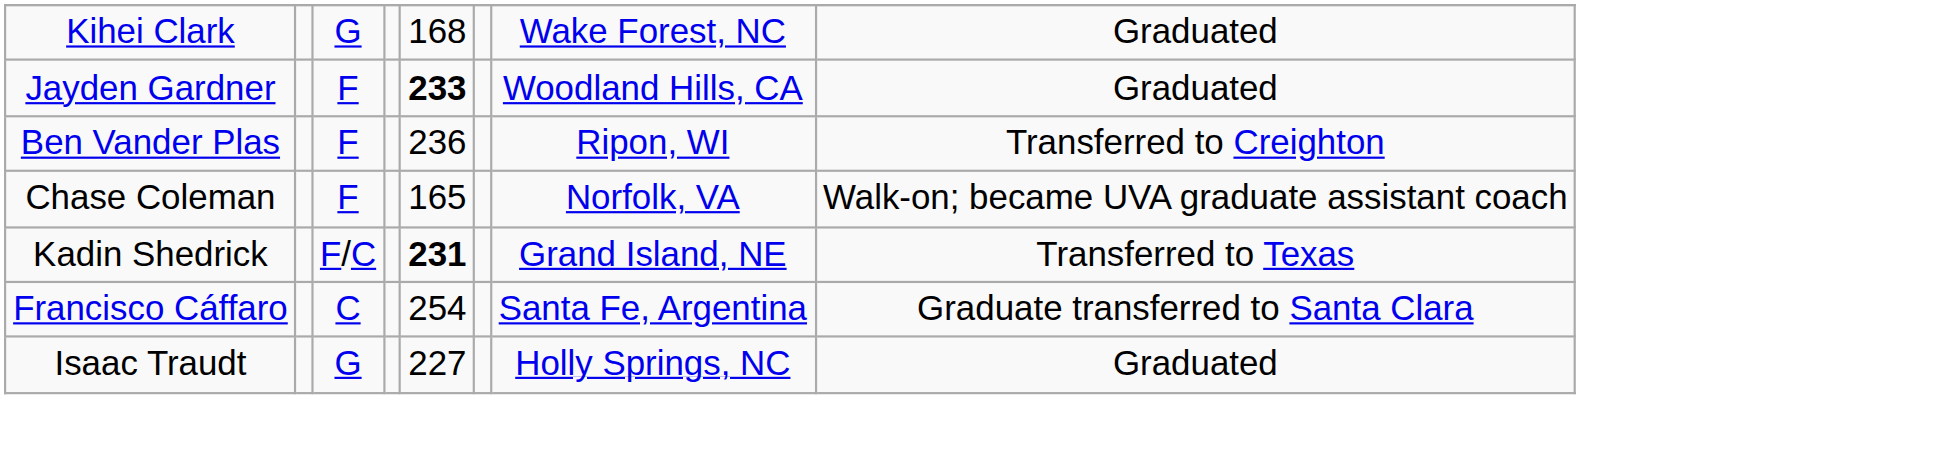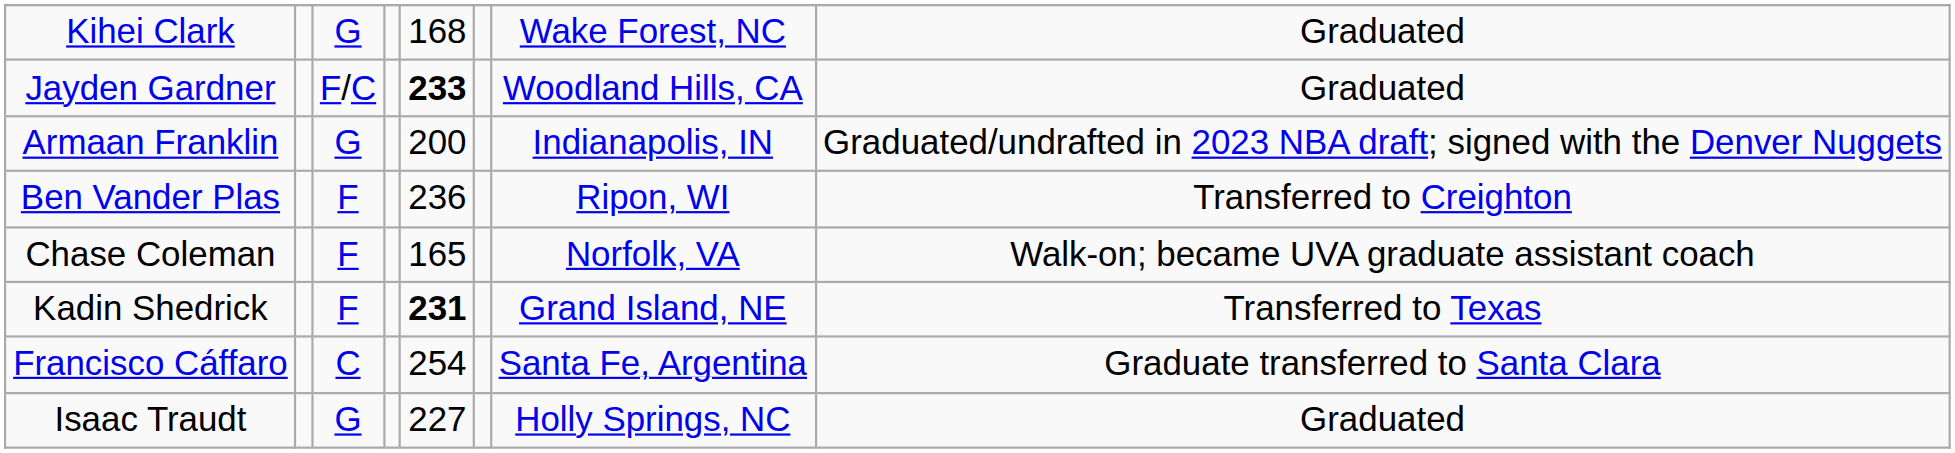(348, 87) F -> (348, 87) F/C
+ row: (150, 142)
(348, 253) F/C -> (348, 308) F
